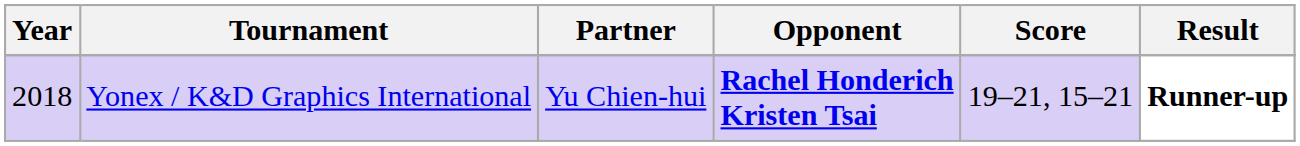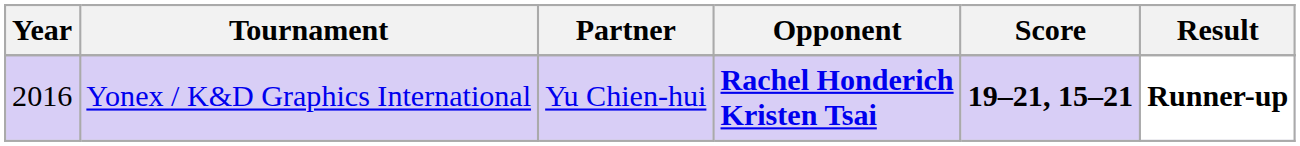(42, 97) 2018 -> (42, 97) 2016
(1050, 97) normal -> (1050, 97) bold
